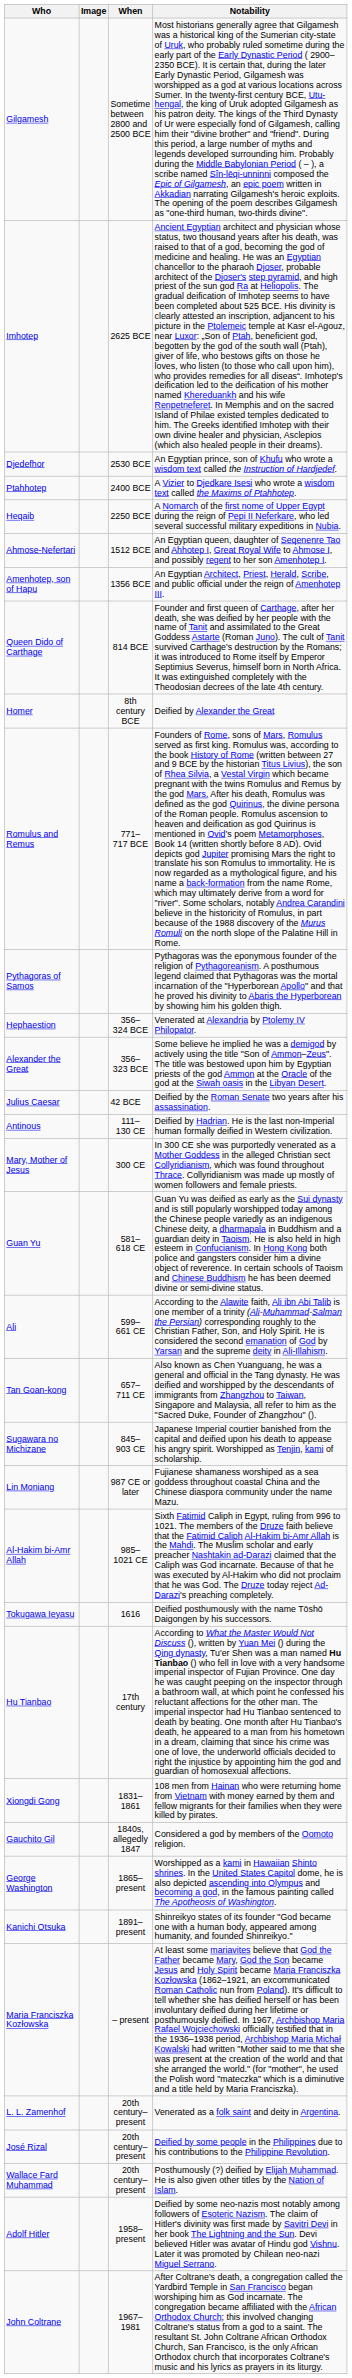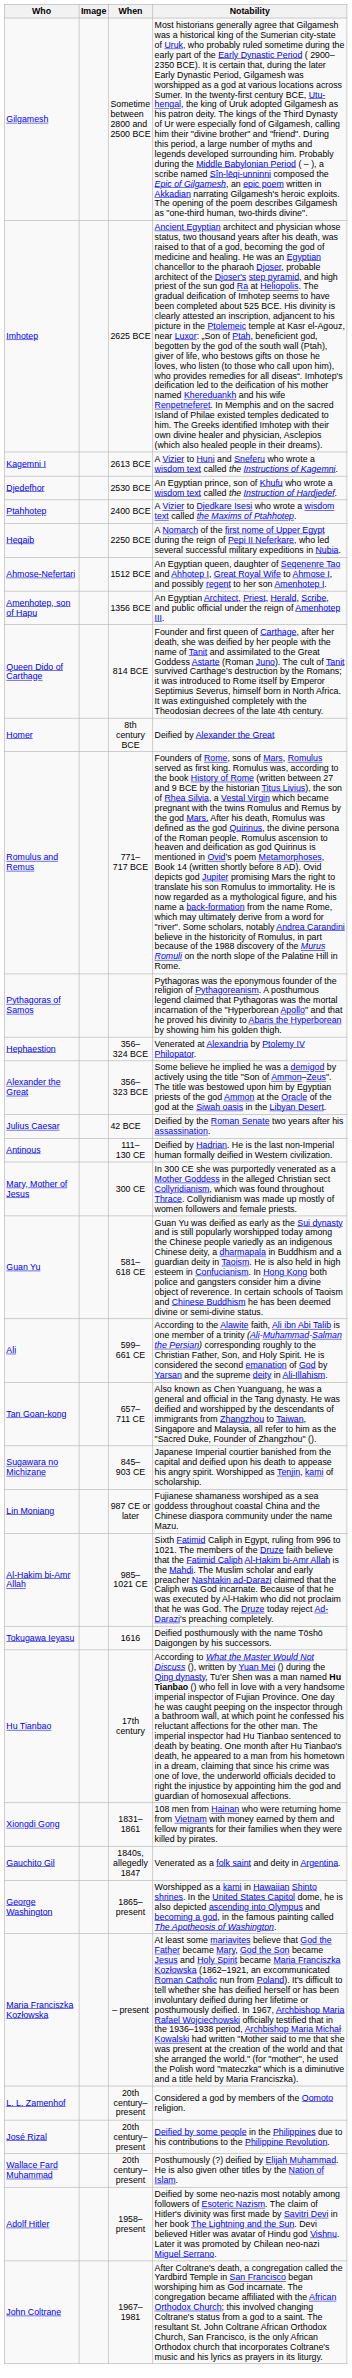+ row: (26, 464)
(244, 1839) Considered a god by members of the Oomoto religion. -> (248, 1863) Venerated as a folk saint and deity in Argentina.
- row: (36, 1926)
(248, 2113) Venerated as a folk saint and deity in Argentina. -> (244, 2103) Considered a god by members of the Oomoto religion.
